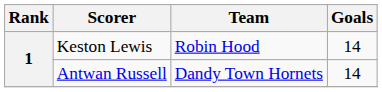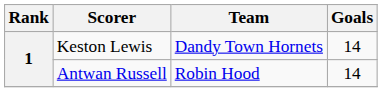(217, 45) Robin Hood -> (249, 45) Dandy Town Hornets
(249, 73) Dandy Town Hornets -> (217, 73) Robin Hood
